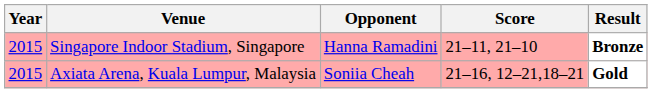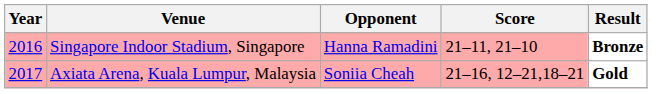(25, 46) 2015 -> (25, 46) 2016
(25, 74) 2015 -> (25, 74) 2017
